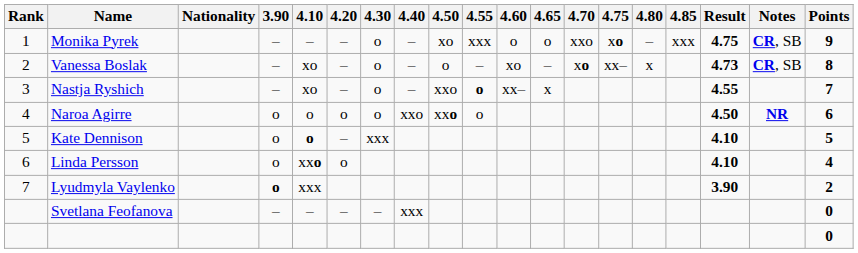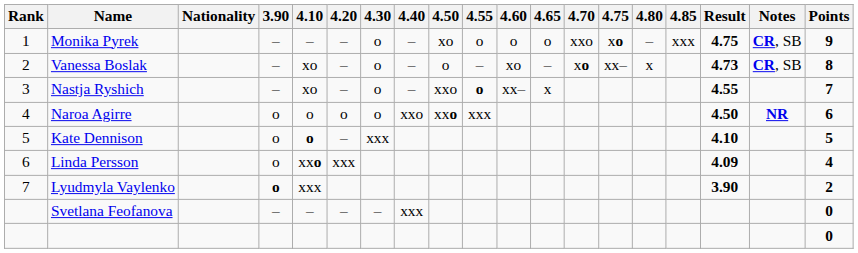(480, 41) xxx -> (480, 41) o
(480, 114) o -> (480, 114) xxx
(344, 162) o -> (344, 162) xxx
(725, 162) 4.10 -> (725, 162) 4.09
